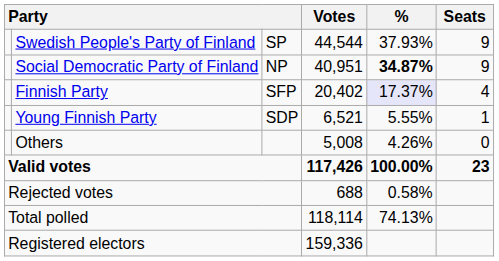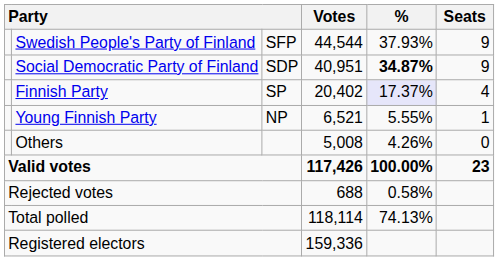(276, 42) SP -> (281, 42) SFP
(277, 67) NP -> (282, 67) SDP
(281, 92) SFP -> (276, 92) SP
(282, 117) SDP -> (277, 117) NP
